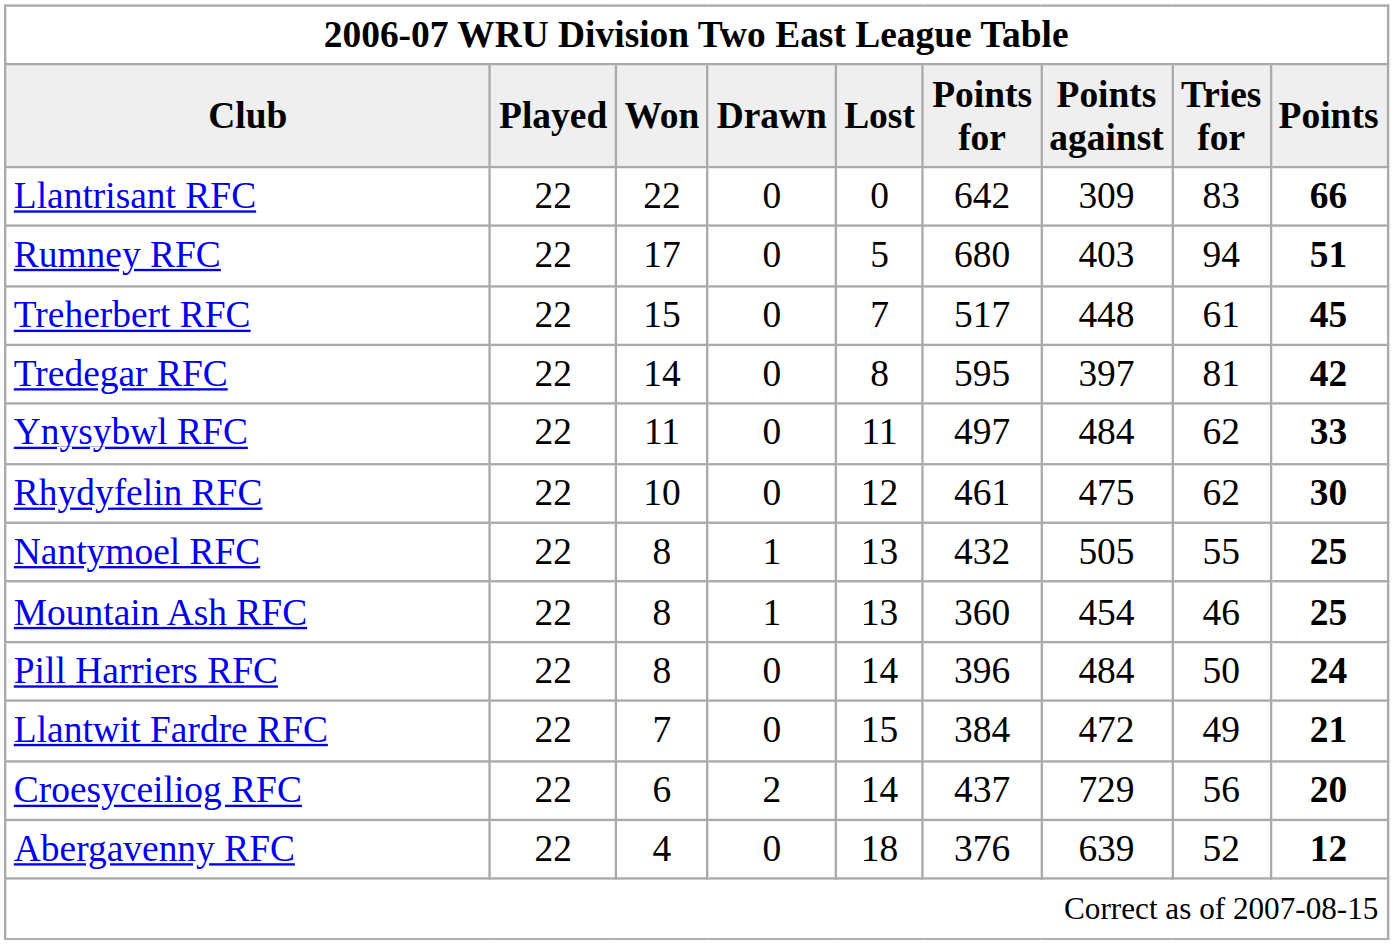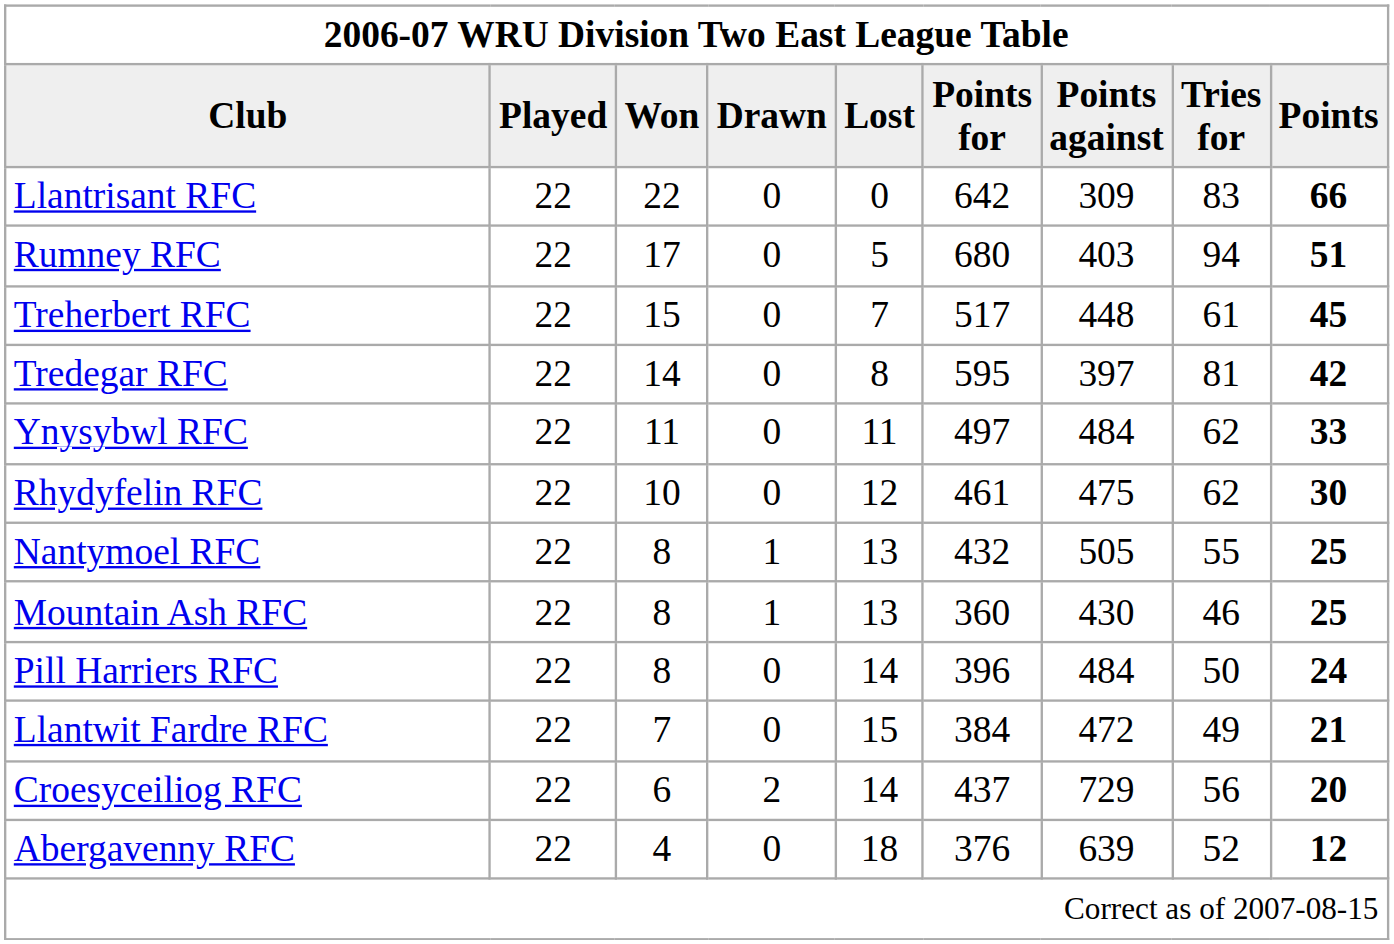(1106, 611) 454 -> (1106, 611) 430
